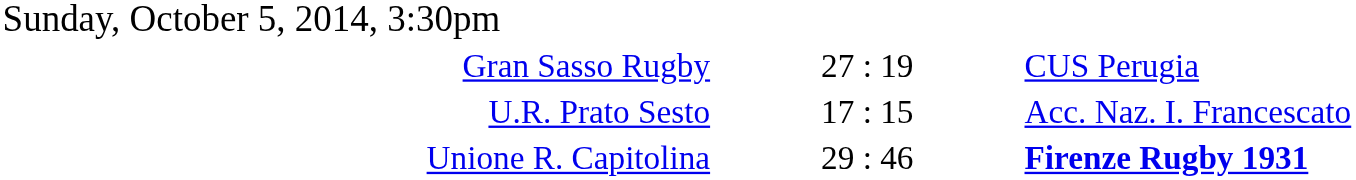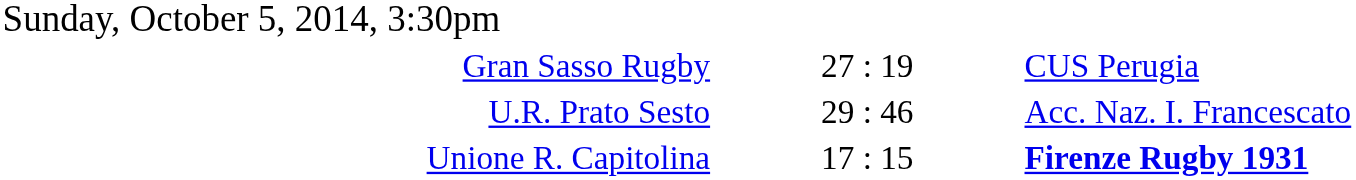(867, 112) 17 : 15 -> (867, 112) 29 : 46
(867, 158) 29 : 46 -> (867, 158) 17 : 15
